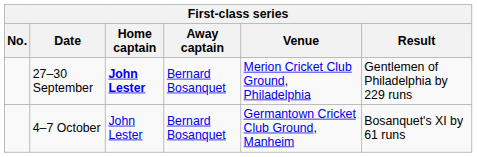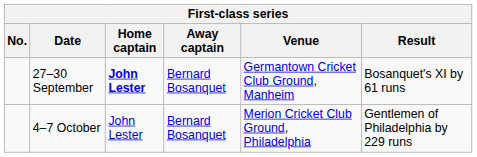(298, 81) Merion Cricket Club Ground, Philadelphia -> (300, 81) Germantown Cricket Club Ground, Manheim
(406, 81) Gentlemen of Philadelphia by 229 runs -> (414, 81) Bosanquet's XI by 61 runs
(300, 128) Germantown Cricket Club Ground, Manheim -> (298, 128) Merion Cricket Club Ground, Philadelphia
(414, 128) Bosanquet's XI by 61 runs -> (406, 128) Gentlemen of Philadelphia by 229 runs
